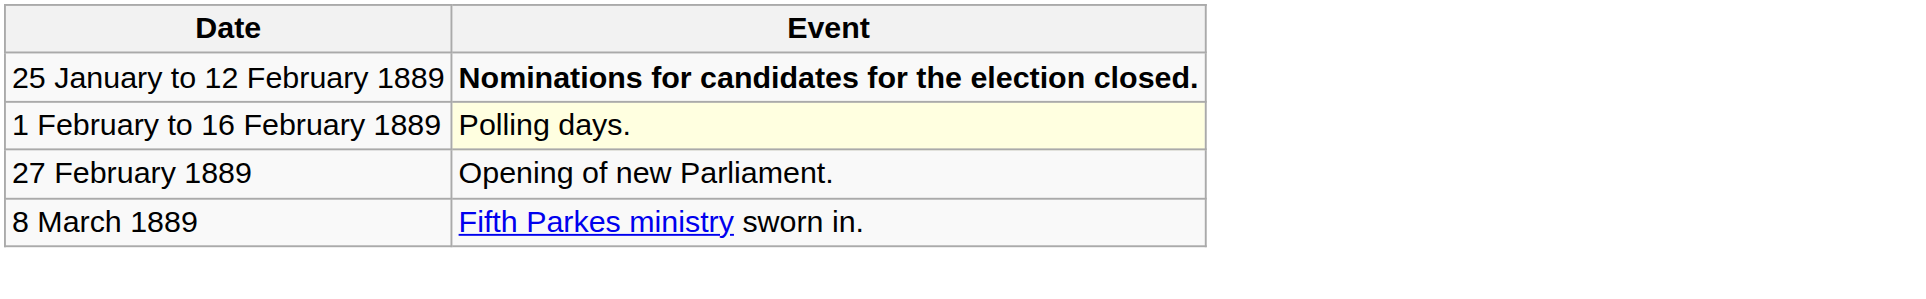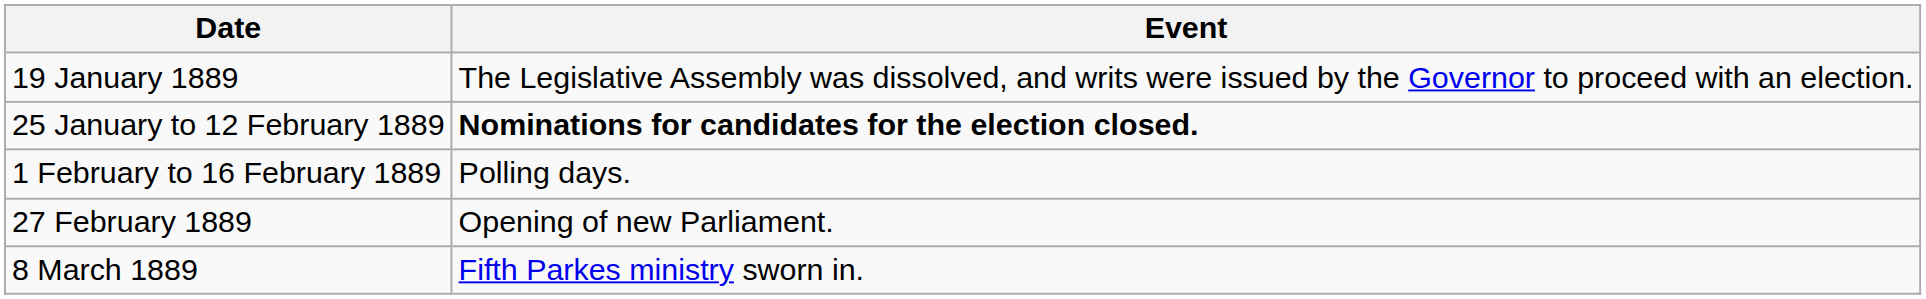+ row: (125, 76)
(545, 125) lightyellow background -> (545, 173) no background
